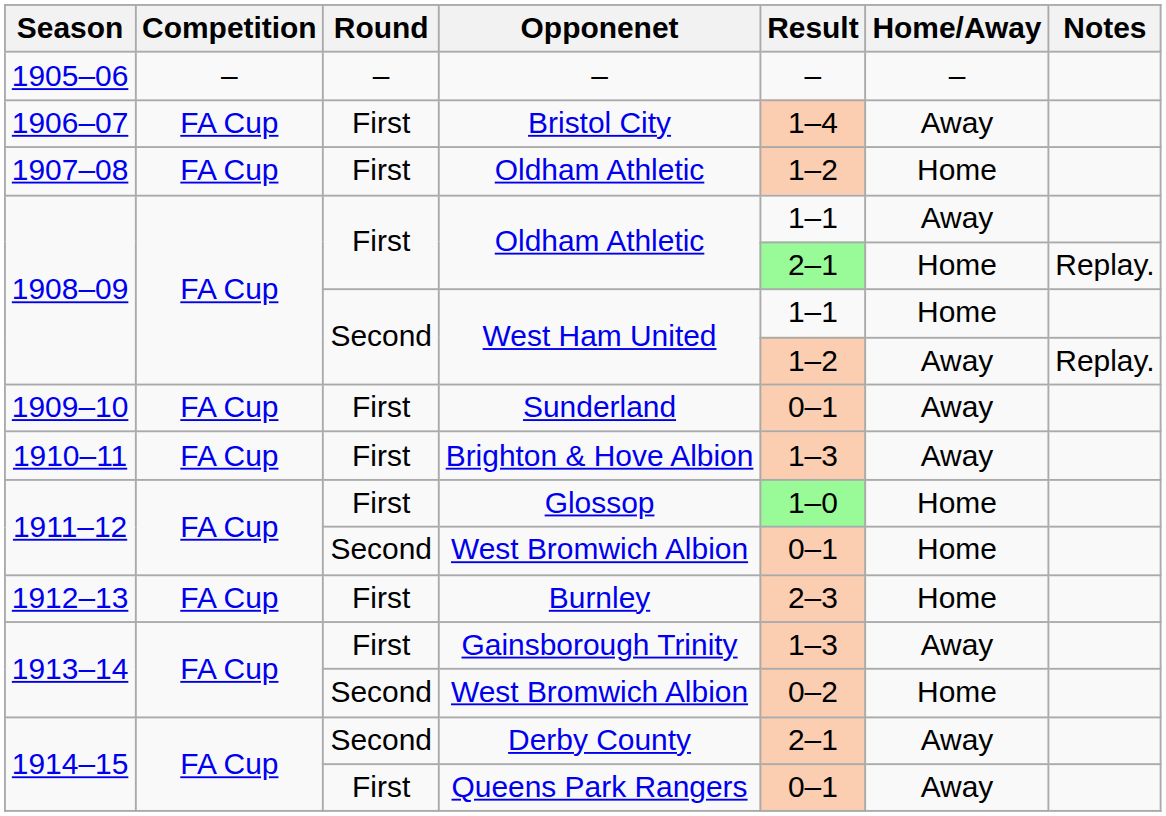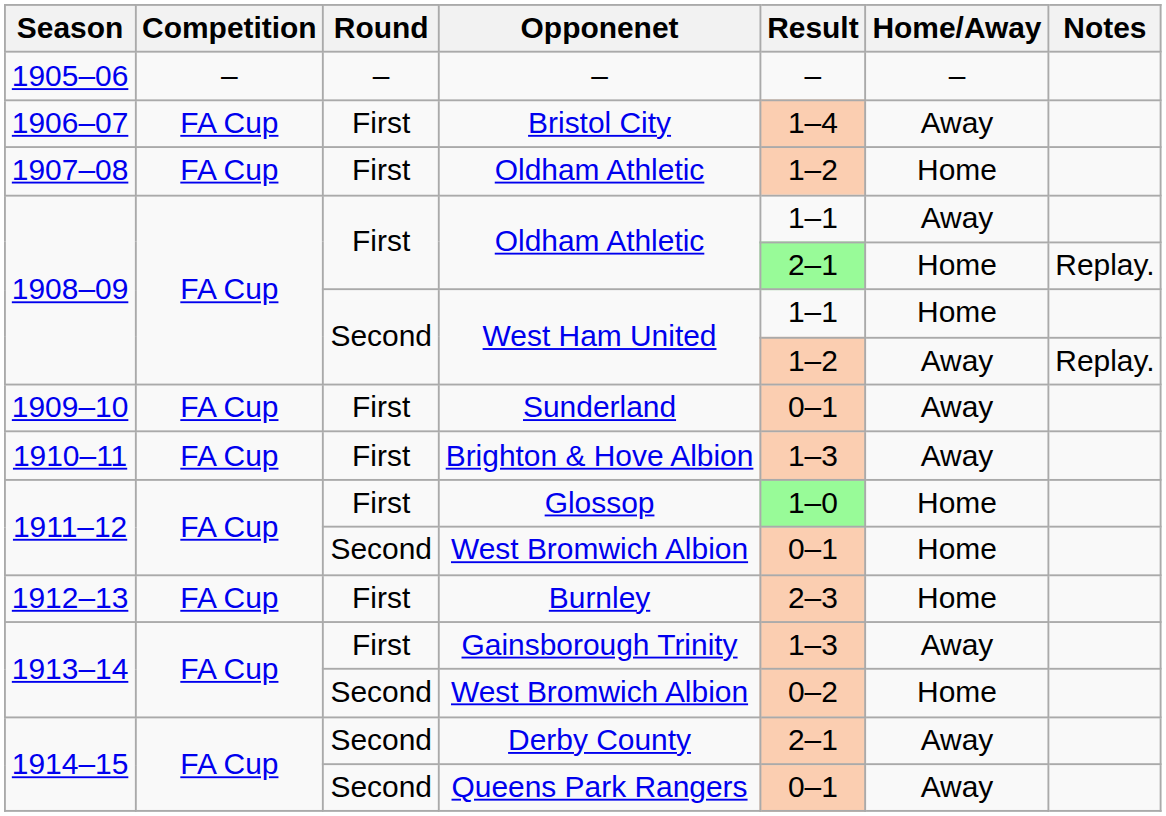(381, 787) First -> (381, 787) Second
